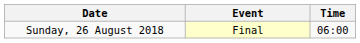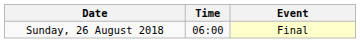columns swapped: (333, 13) <-> (248, 13)
